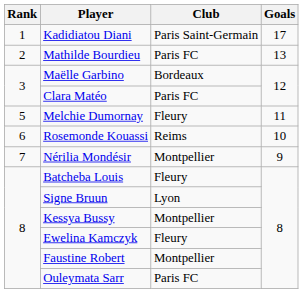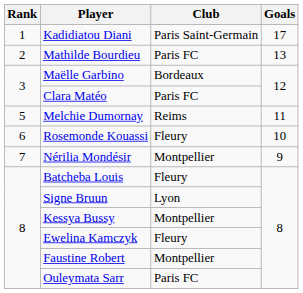(171, 116) Fleury -> (170, 116) Reims
(170, 136) Reims -> (171, 136) Fleury
